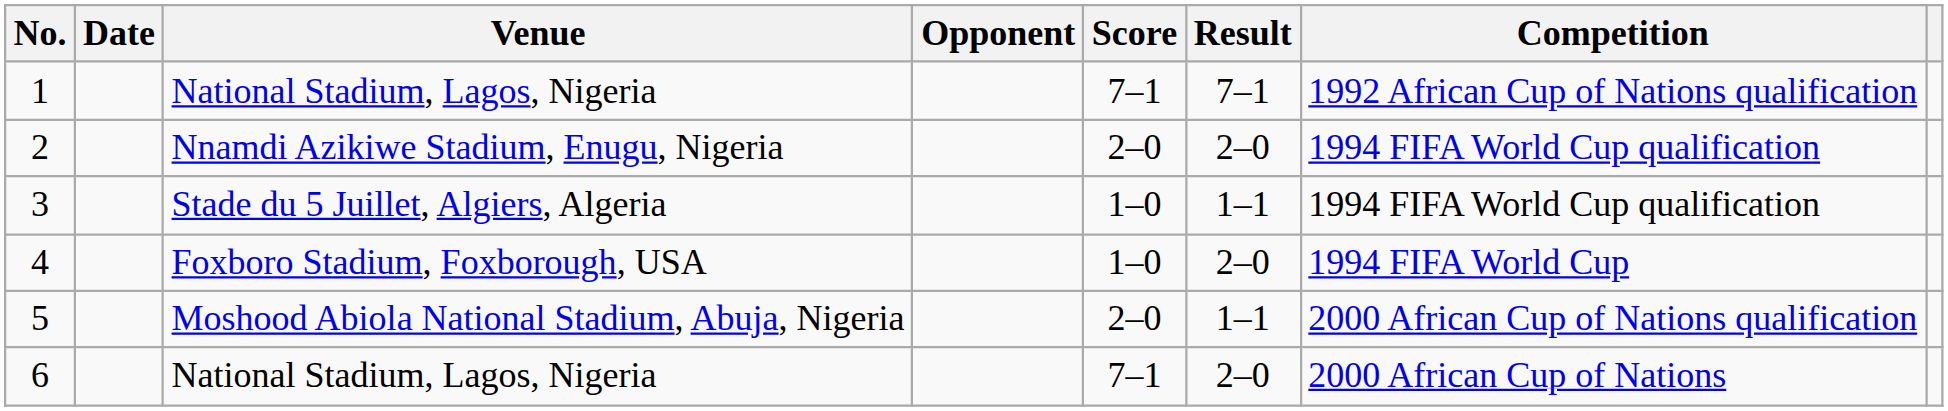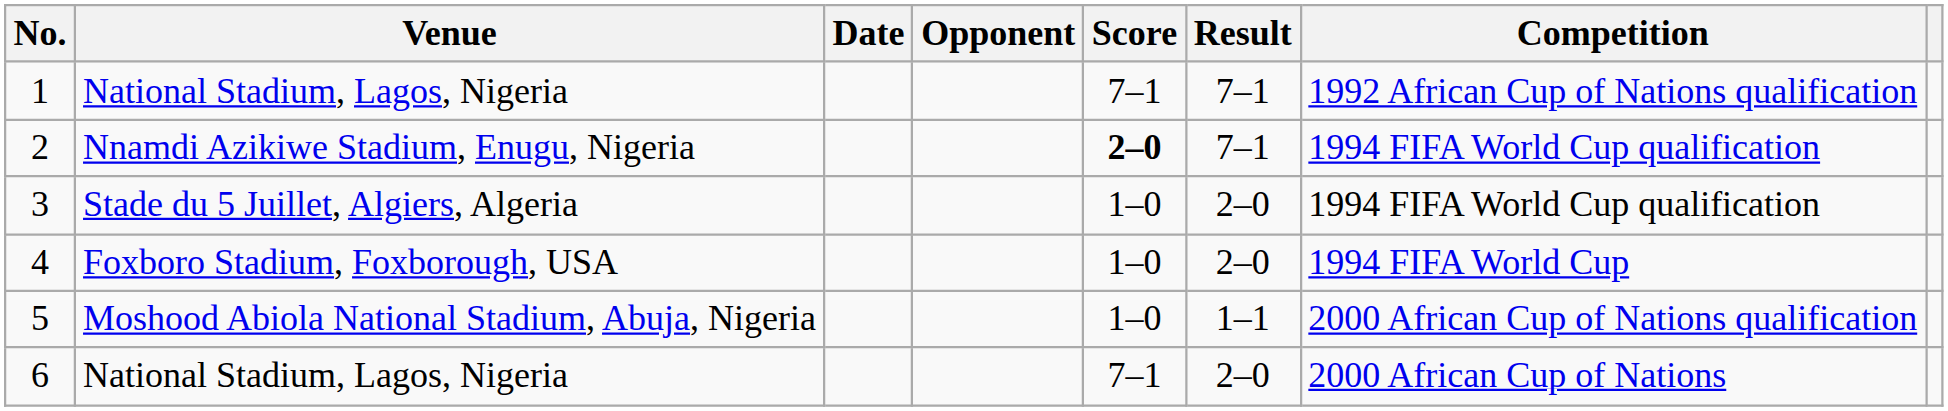columns swapped: (119, 33) <-> (538, 33)
(1134, 147) normal -> (1134, 147) bold
(1243, 147) 2–0 -> (1243, 147) 7–1
(1243, 204) 1–1 -> (1243, 204) 2–0
(1134, 318) 2–0 -> (1134, 318) 1–0
